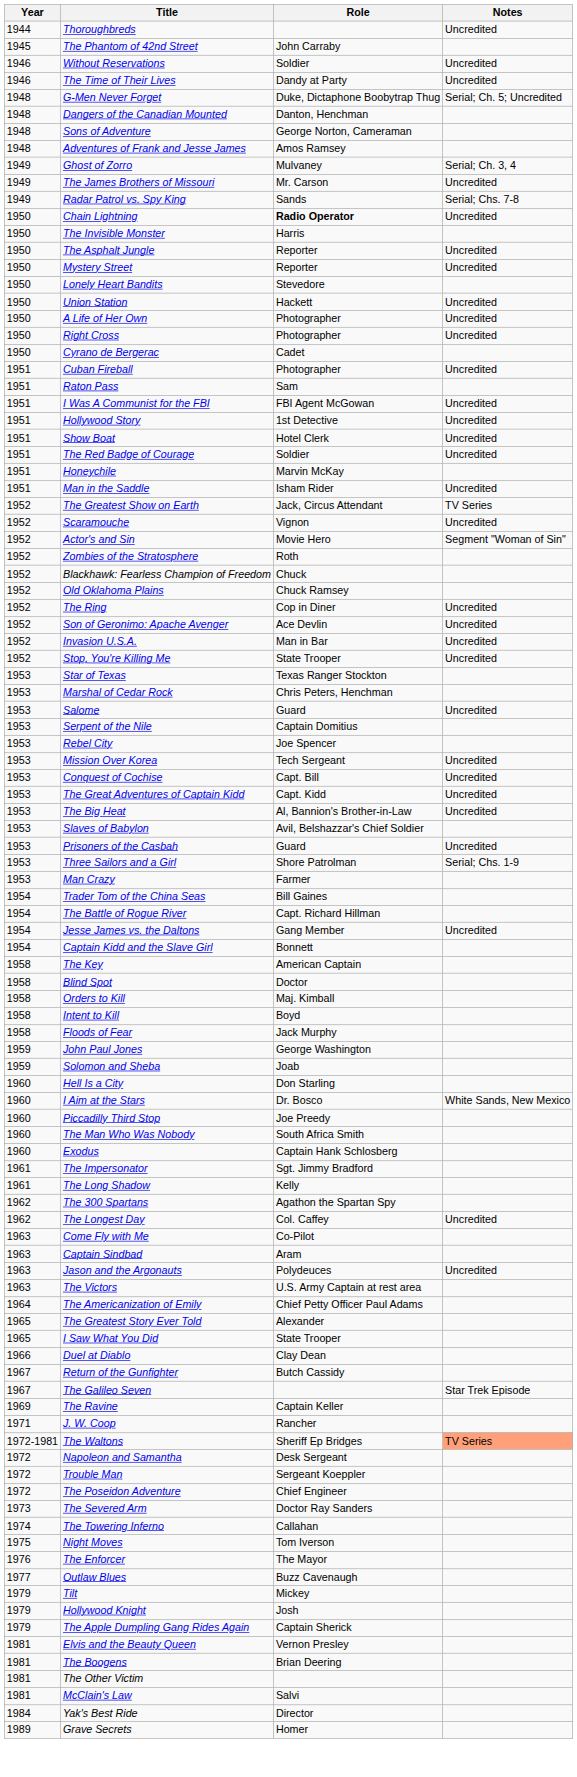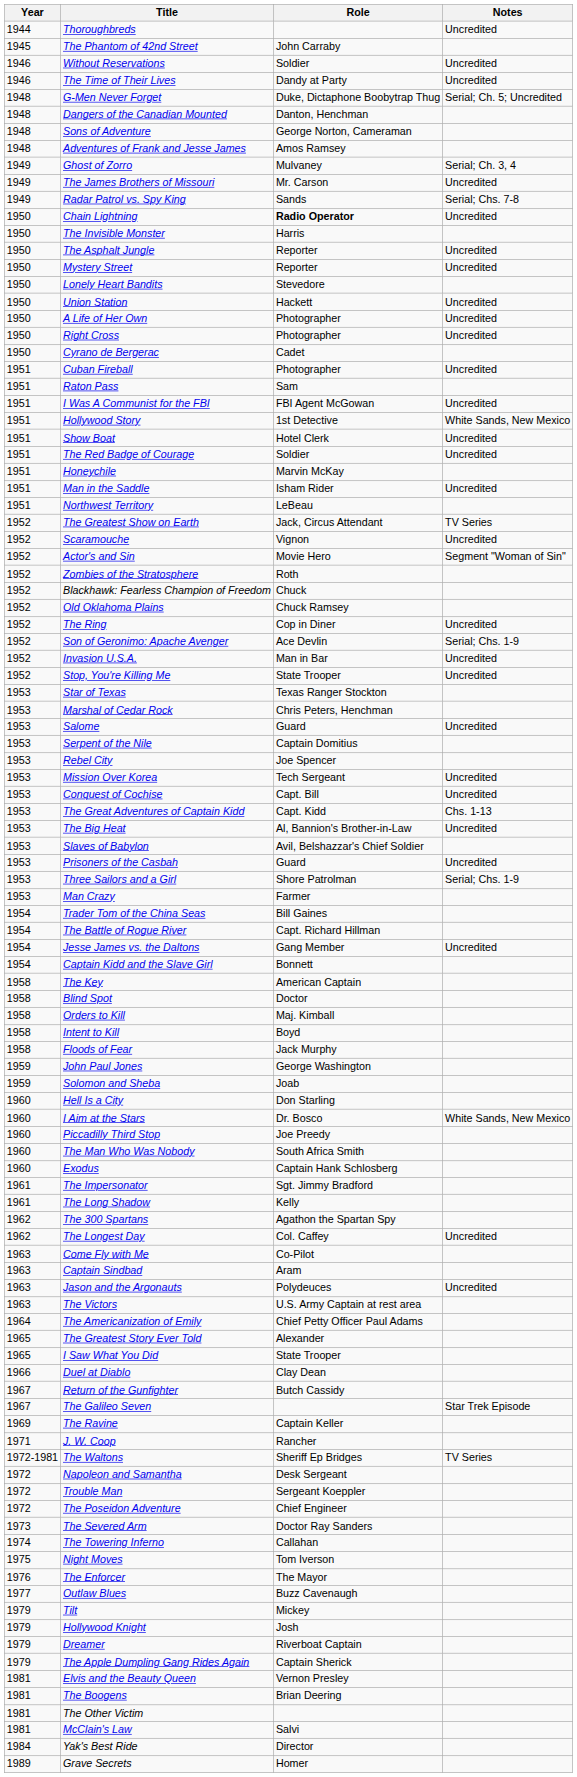(471, 421) Uncredited -> (508, 421) White Sands, New Mexico
+ row: (108, 506)
(471, 625) Uncredited -> (482, 642) Serial; Chs. 1-9
(471, 795) Uncredited -> (468, 812) Chs. 1-13
(469, 1441) lightsalmon background -> (469, 1458) no background
+ row: (84, 1645)
